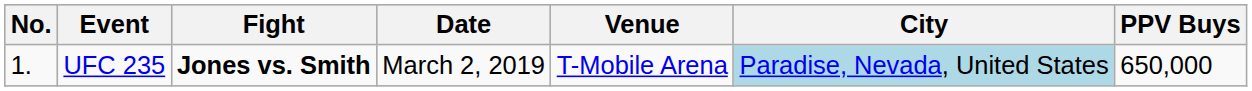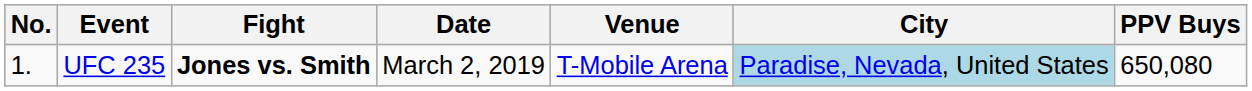(1166, 65) 650,000 -> (1166, 65) 650,080
